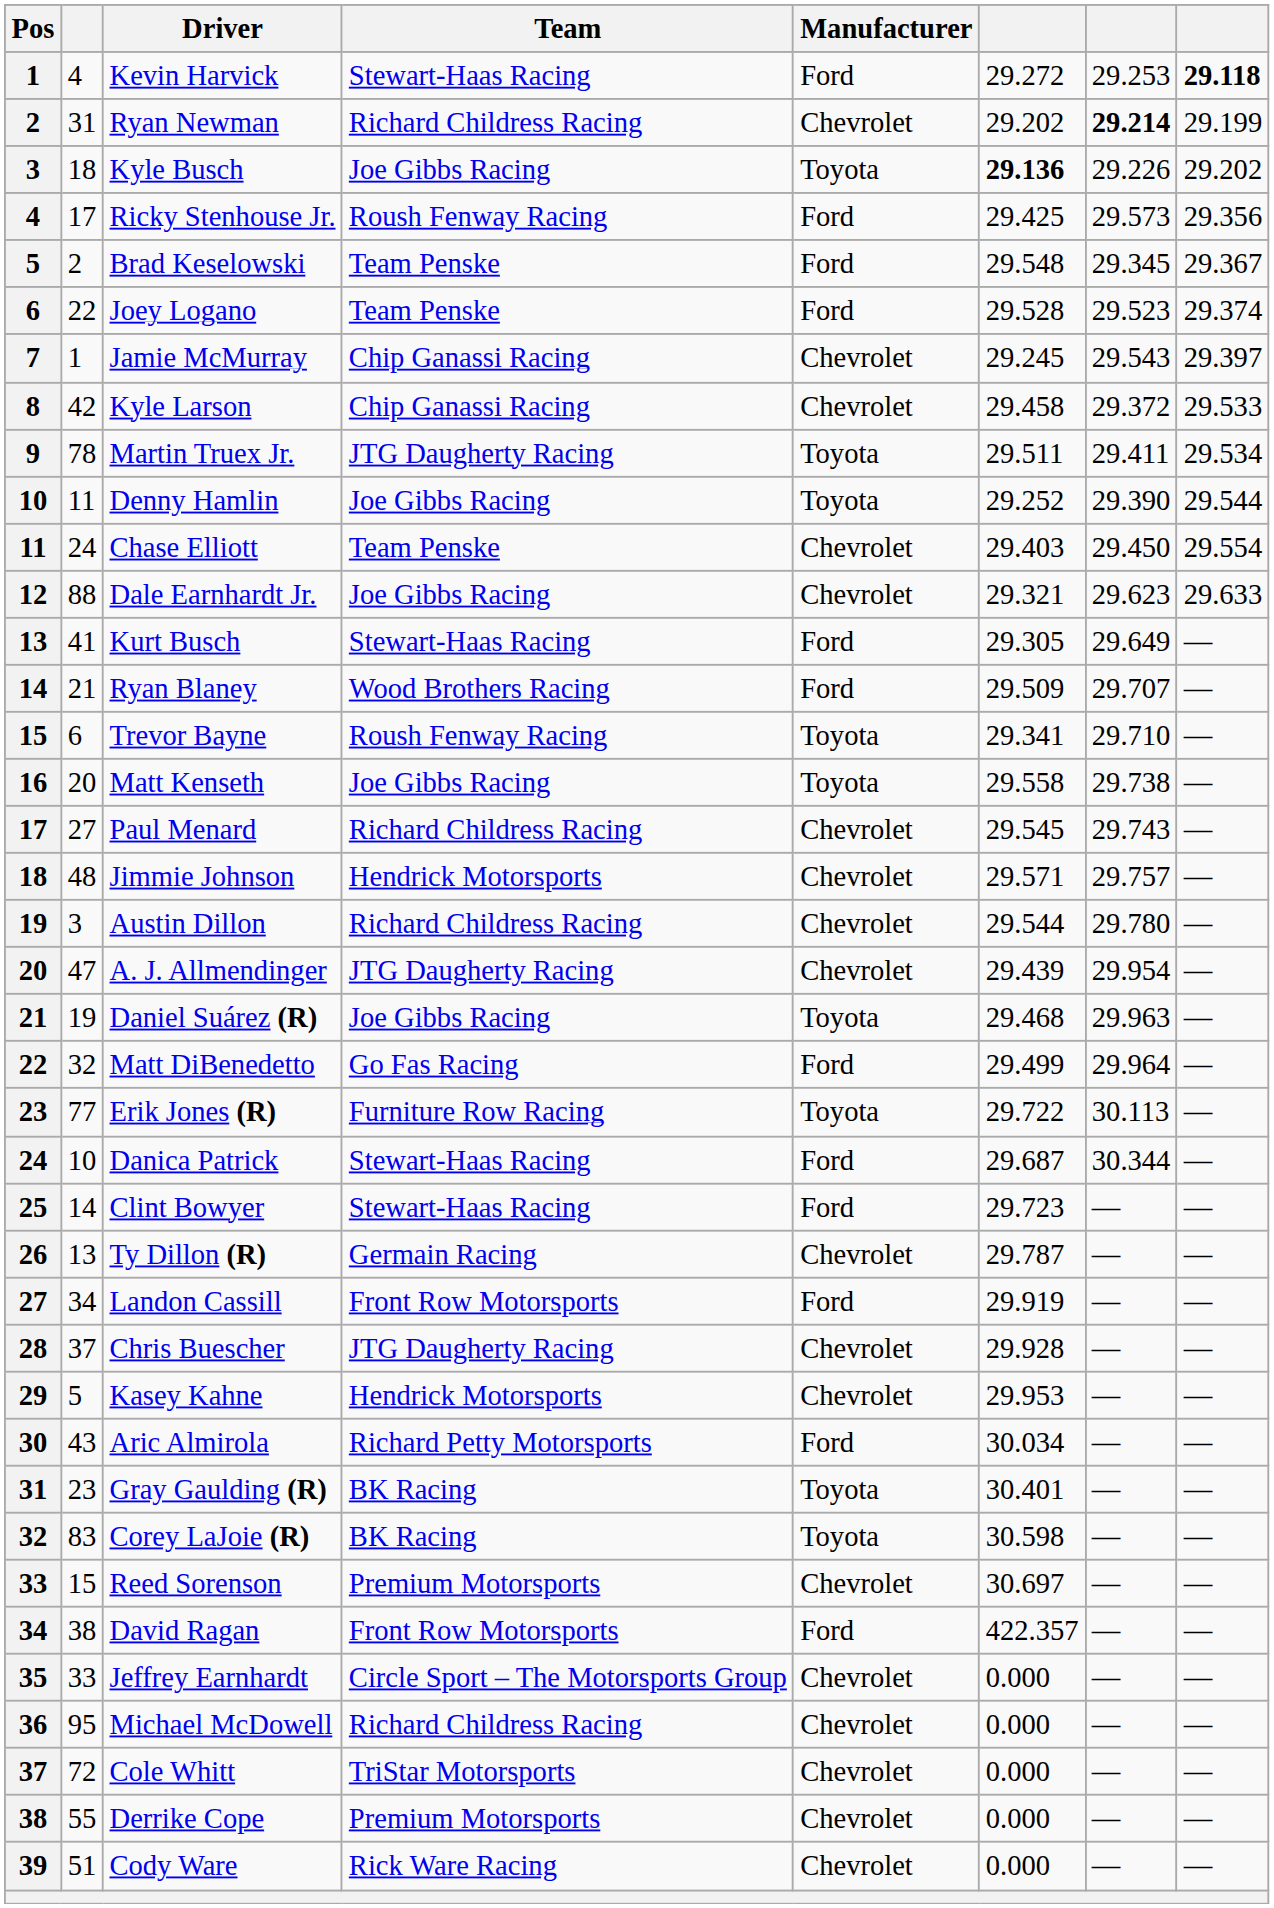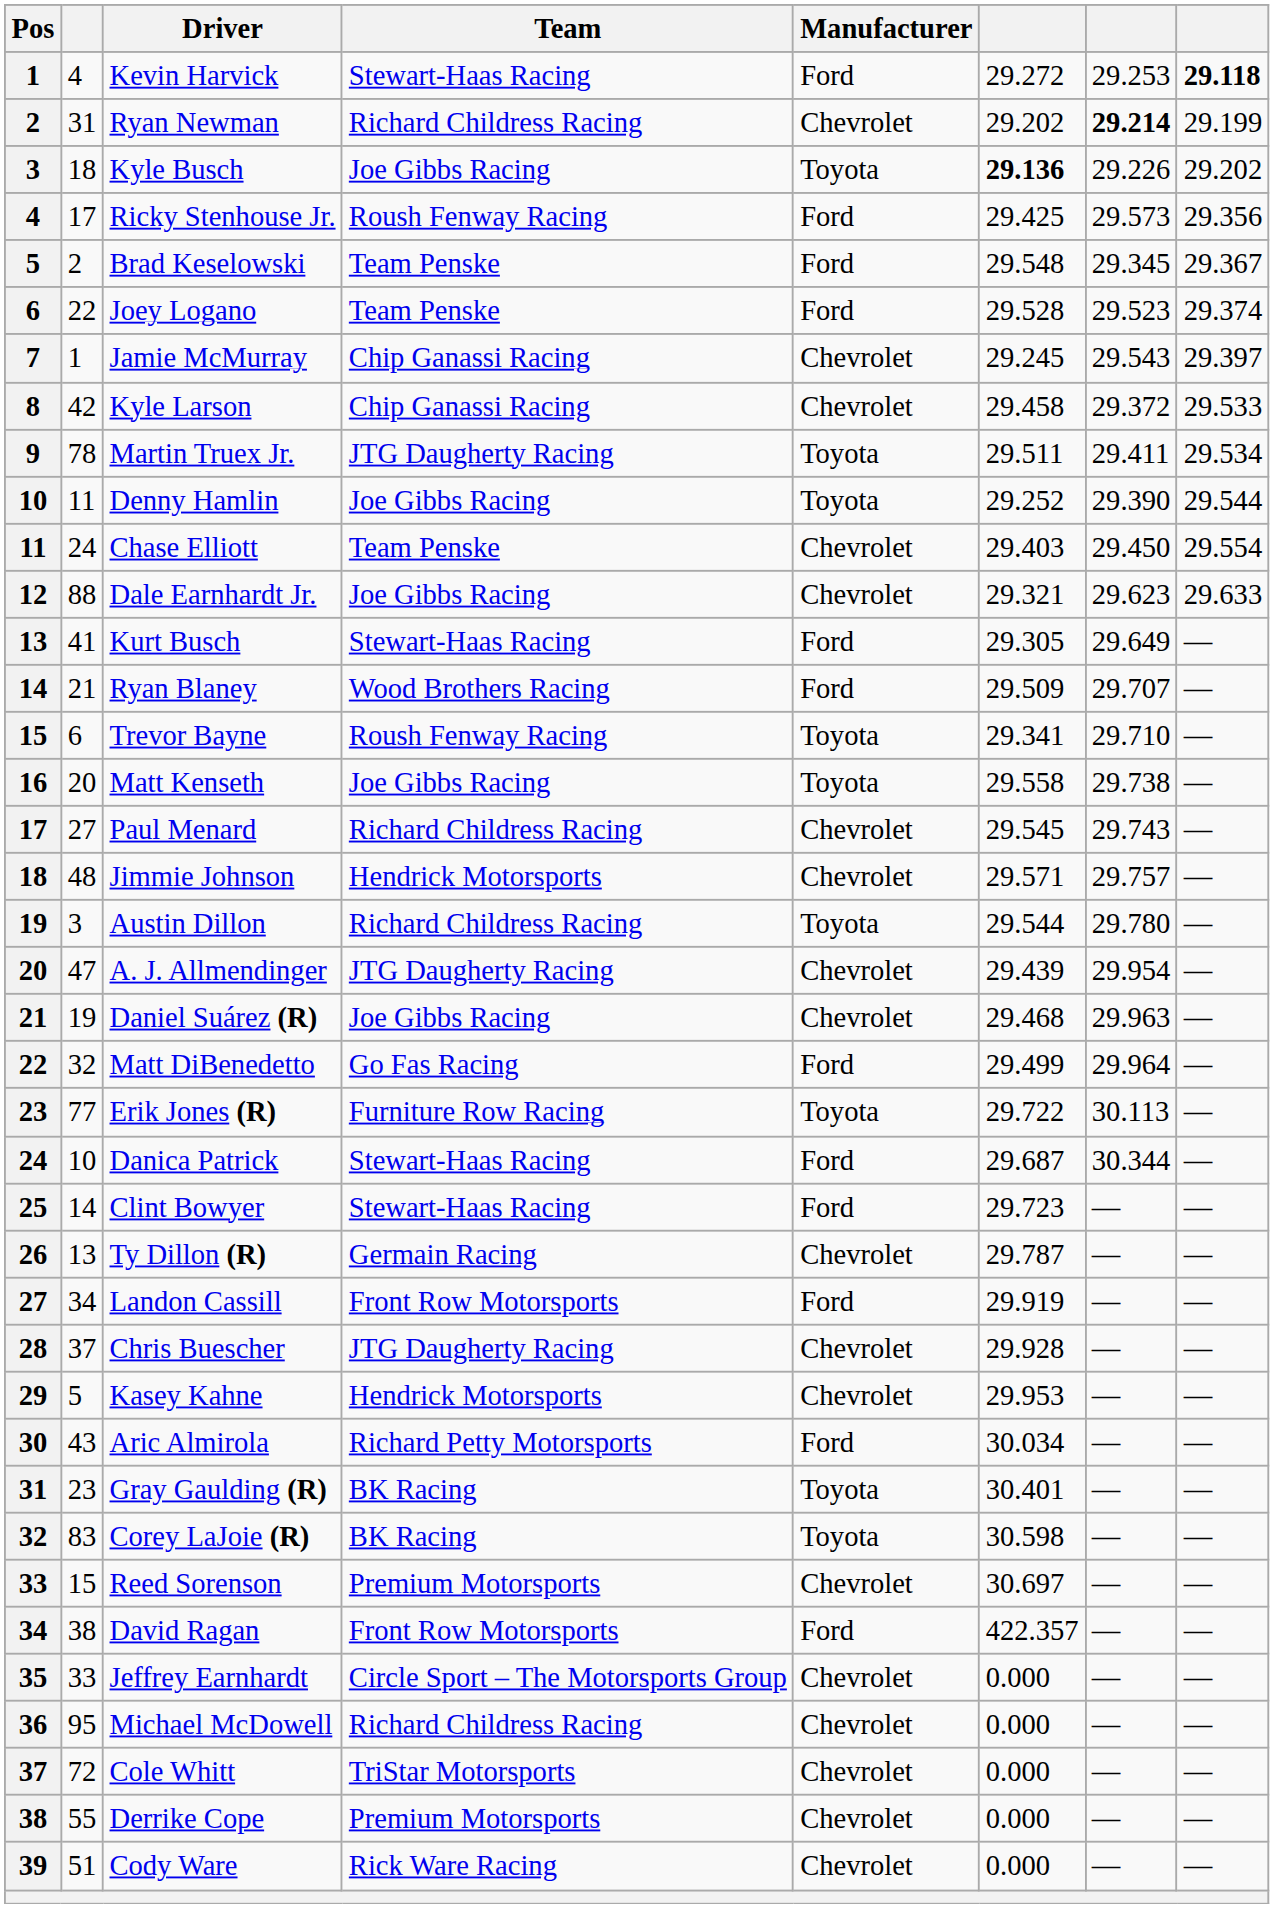(856, 923) Chevrolet -> (840, 923) Toyota
(840, 1017) Toyota -> (856, 1017) Chevrolet
